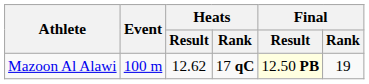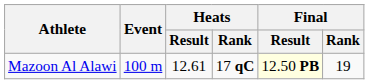(189, 66) 12.62 -> (189, 66) 12.61
